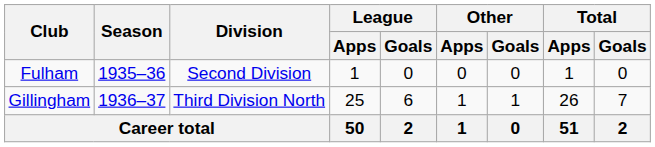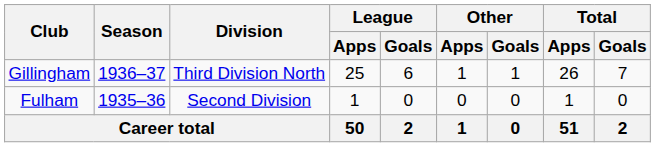rows swapped: (49, 73) <-> (49, 100)
